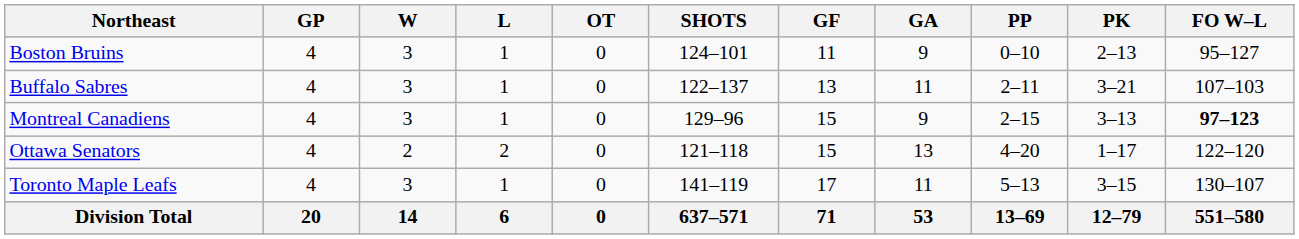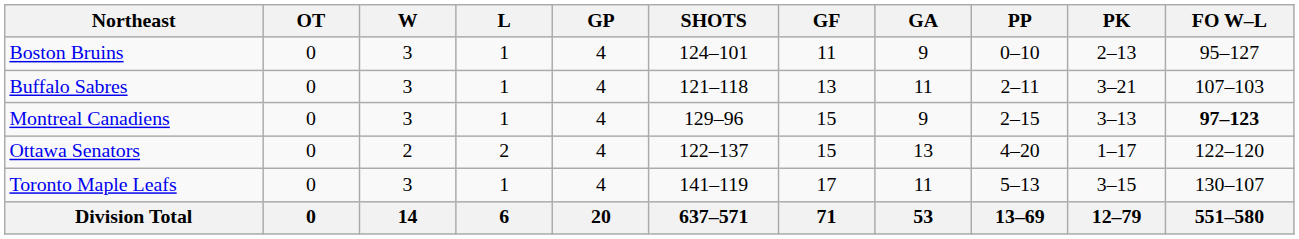columns swapped: (311, 20) <-> (601, 20)
(714, 85) 122–137 -> (714, 85) 121–118
(714, 151) 121–118 -> (714, 151) 122–137
